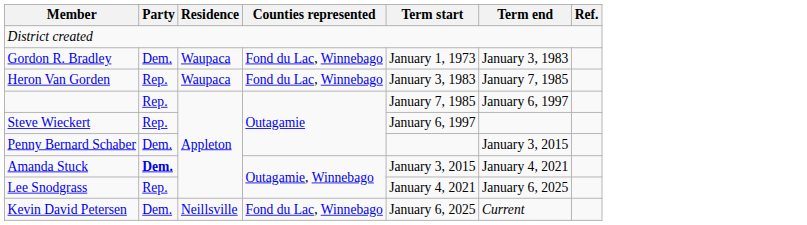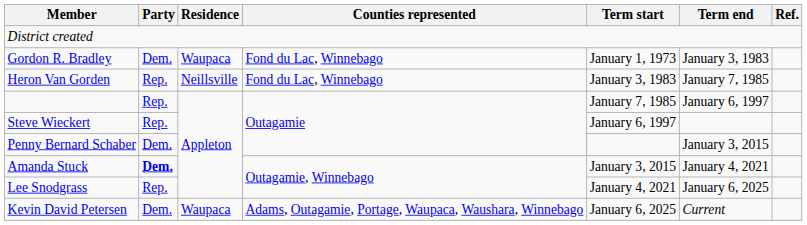(206, 79) Waupaca -> (209, 79) Neillsville
(209, 209) Neillsville -> (206, 209) Waupaca
(314, 209) Fond du Lac, Winnebago -> (414, 209) Adams, Outagamie, Portage, Waupaca, Waushara, Winnebago
